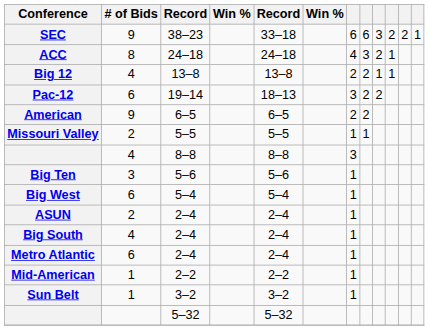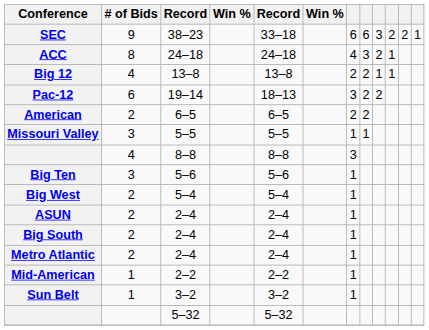(131, 114) 9 -> (131, 114) 2
(131, 134) 2 -> (131, 134) 3
(131, 194) 6 -> (131, 194) 2
(131, 235) 4 -> (131, 235) 2
(131, 255) 6 -> (131, 255) 2
